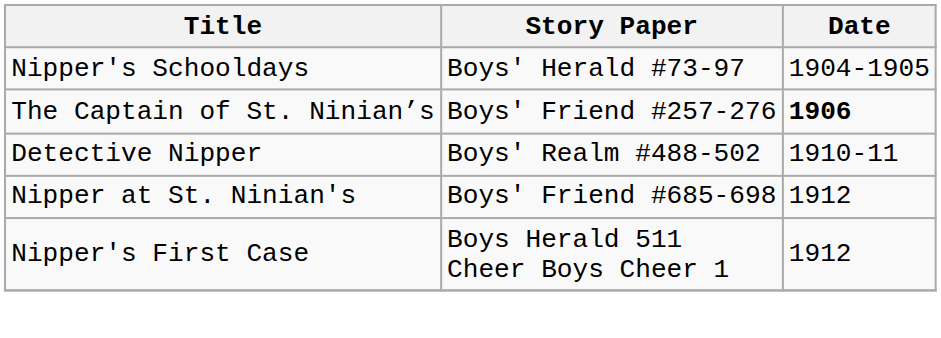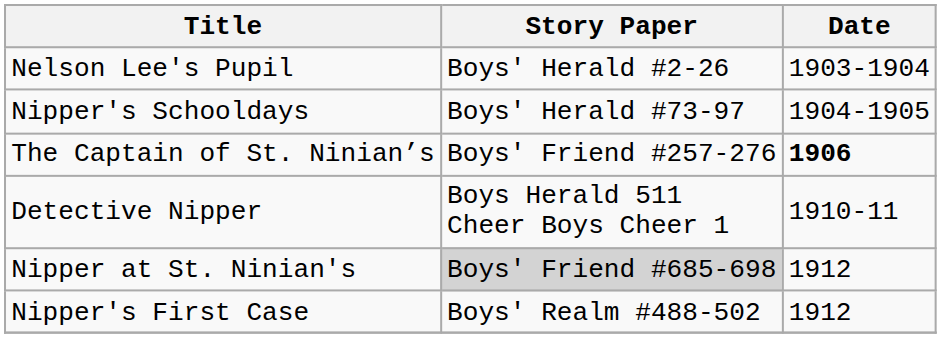+ row: (152, 69)
(604, 154) Boys' Realm #488-502 -> (588, 212) Boys Herald 511 Cheer Boys Cheer 1
(612, 197) no background -> (612, 269) lightgrey background
(588, 254) Boys Herald 511 Cheer Boys Cheer 1 -> (604, 312) Boys' Realm #488-502
